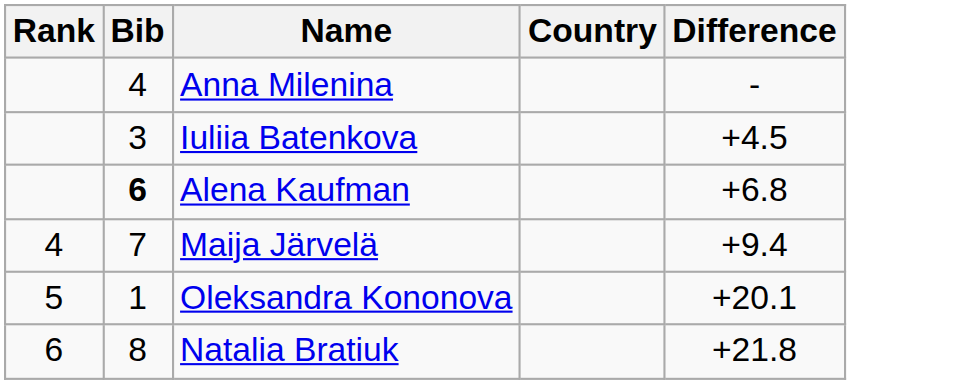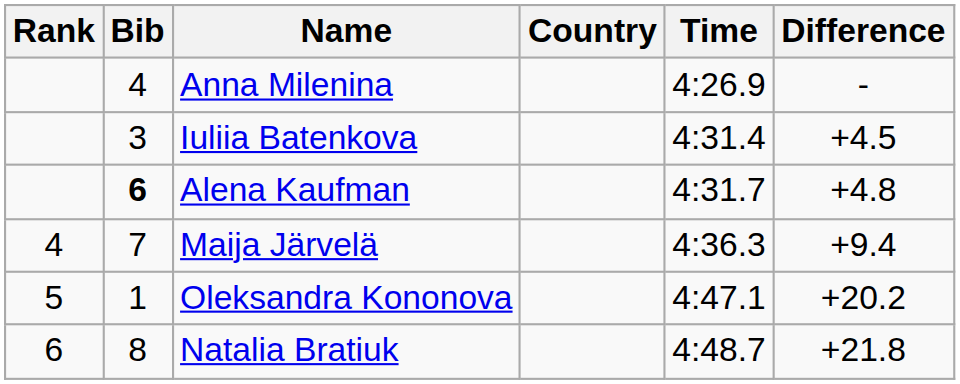+ column: (719, 31)
(754, 191) +6.8 -> (863, 191) +4.8
(754, 297) +20.1 -> (863, 297) +20.2
